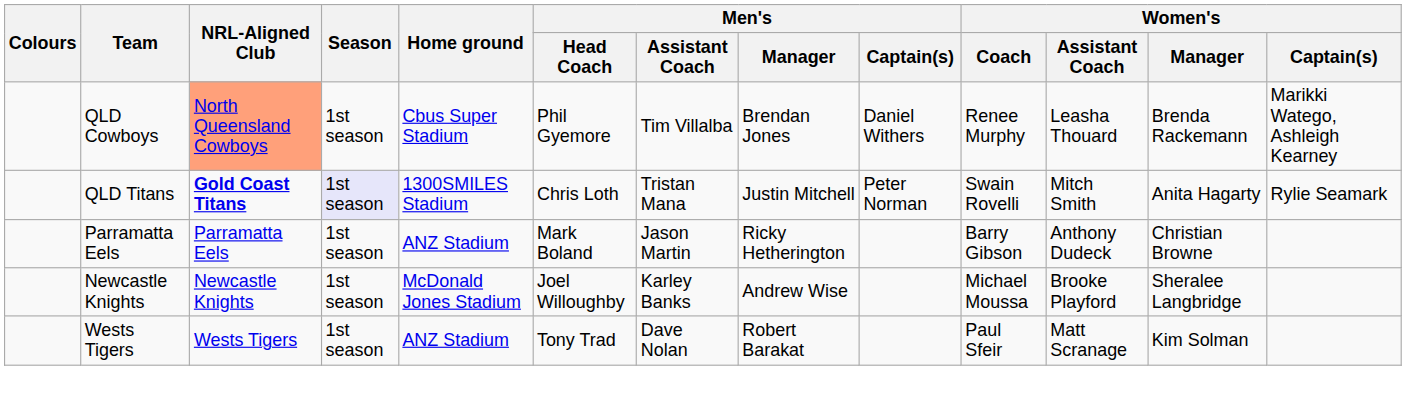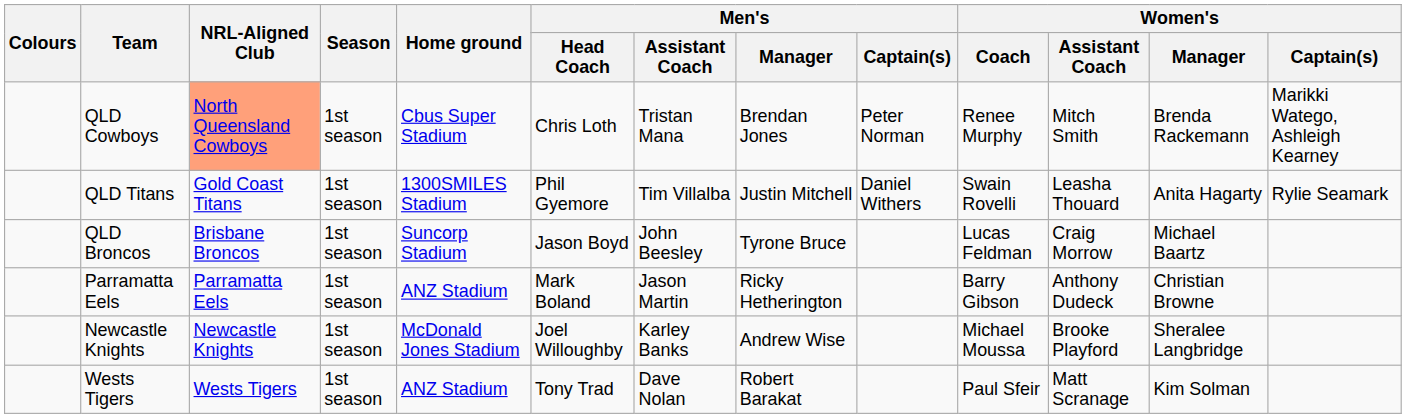(574, 125) Phil Gyemore -> (576, 125) Chris Loth
(687, 125) Tim Villalba -> (666, 125) Tristan Mana
(894, 125) Daniel Withers -> (892, 125) Peter Norman
(1084, 125) Leasha Thouard -> (1075, 125) Mitch Smith
(242, 194) bold -> (238, 194) normal
(354, 194) lavender background -> (353, 194) no background
(578, 194) Chris Loth -> (572, 194) Phil Gyemore
(668, 194) Tristan Mana -> (684, 194) Tim Villalba
(895, 194) Peter Norman -> (891, 194) Daniel Withers
(1073, 194) Mitch Smith -> (1086, 194) Leasha Thouard
+ row: (118, 243)
